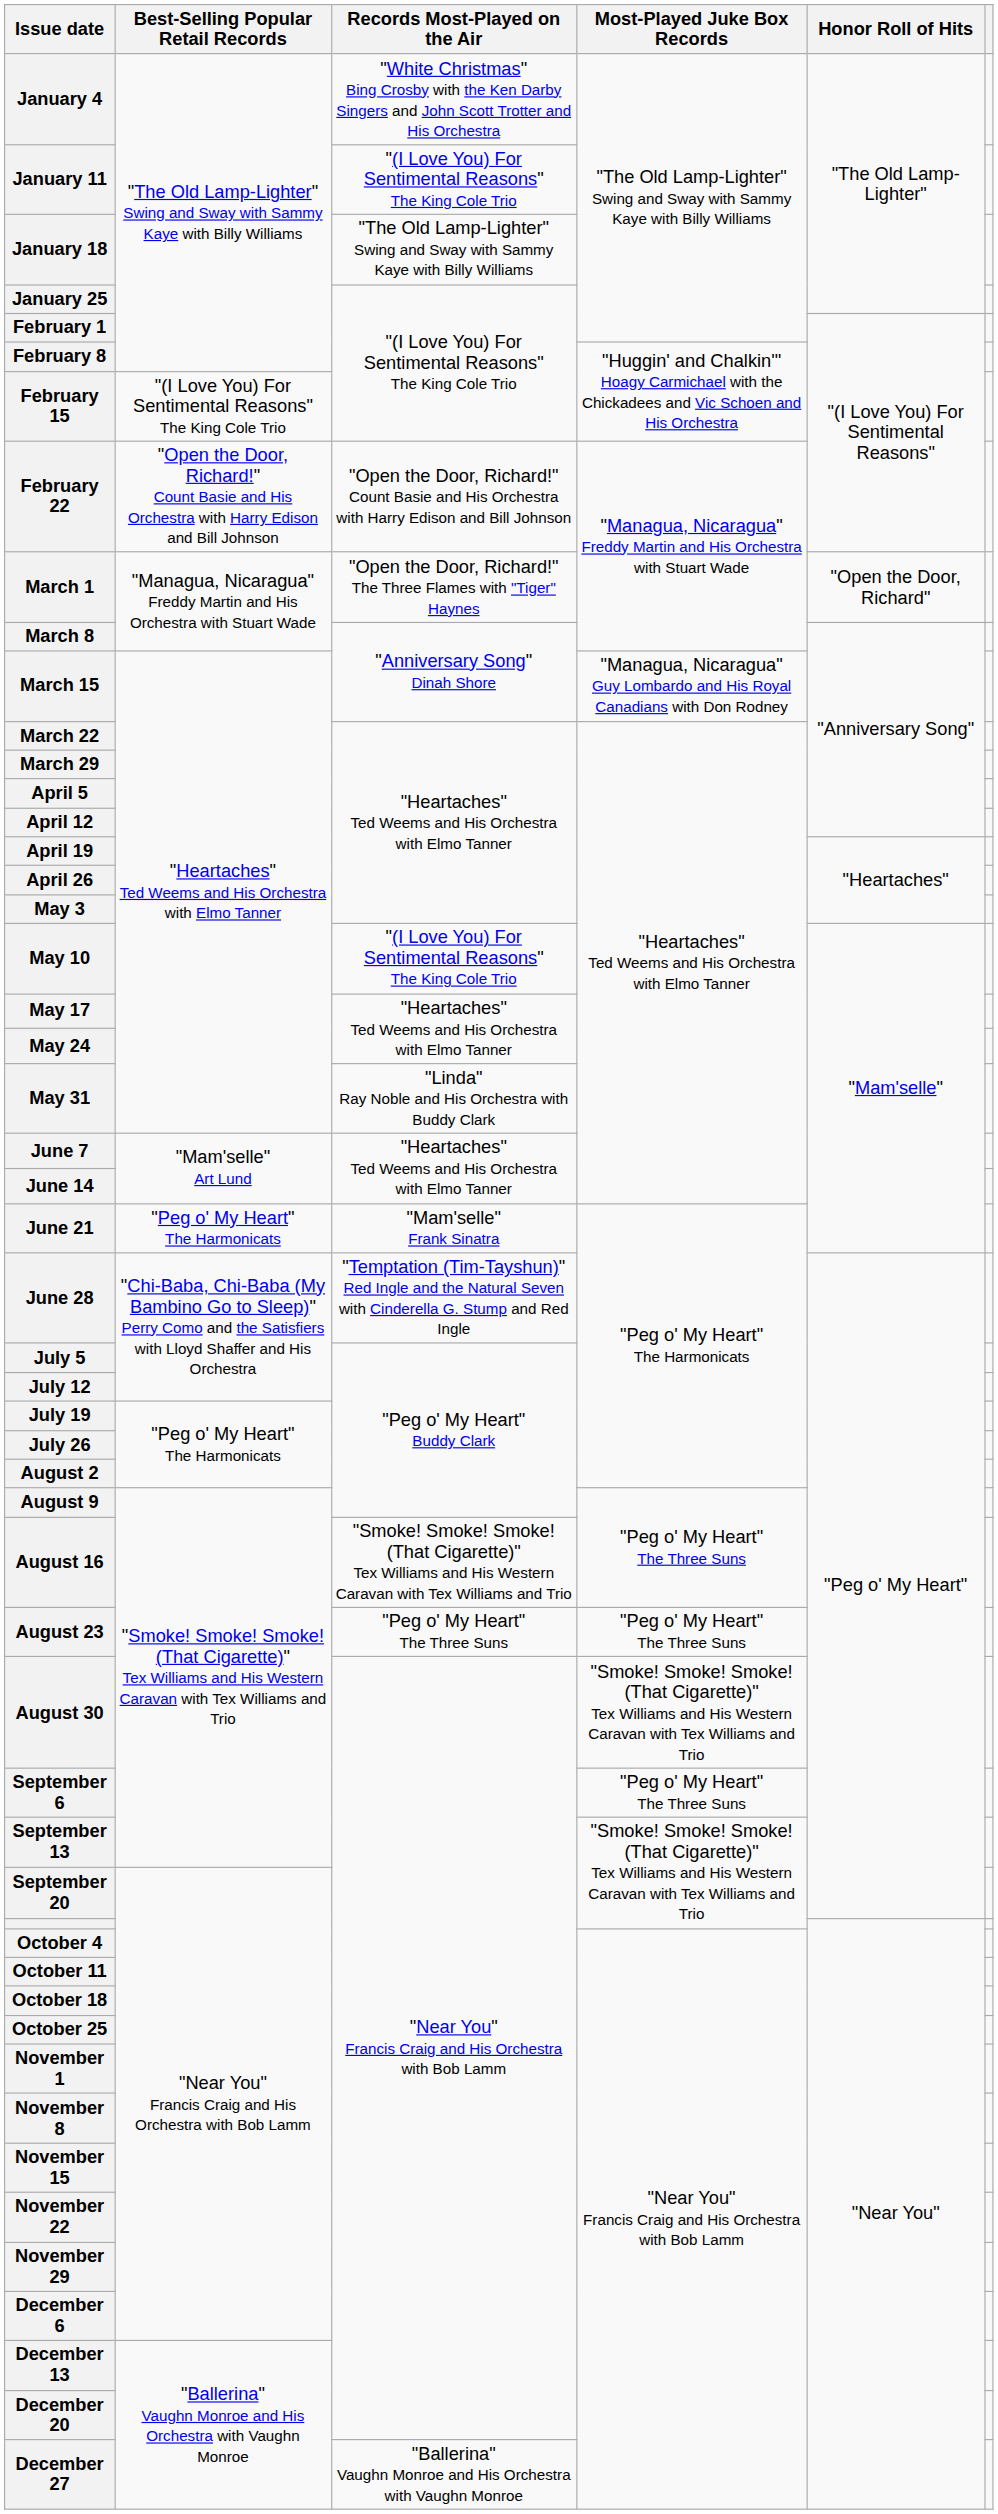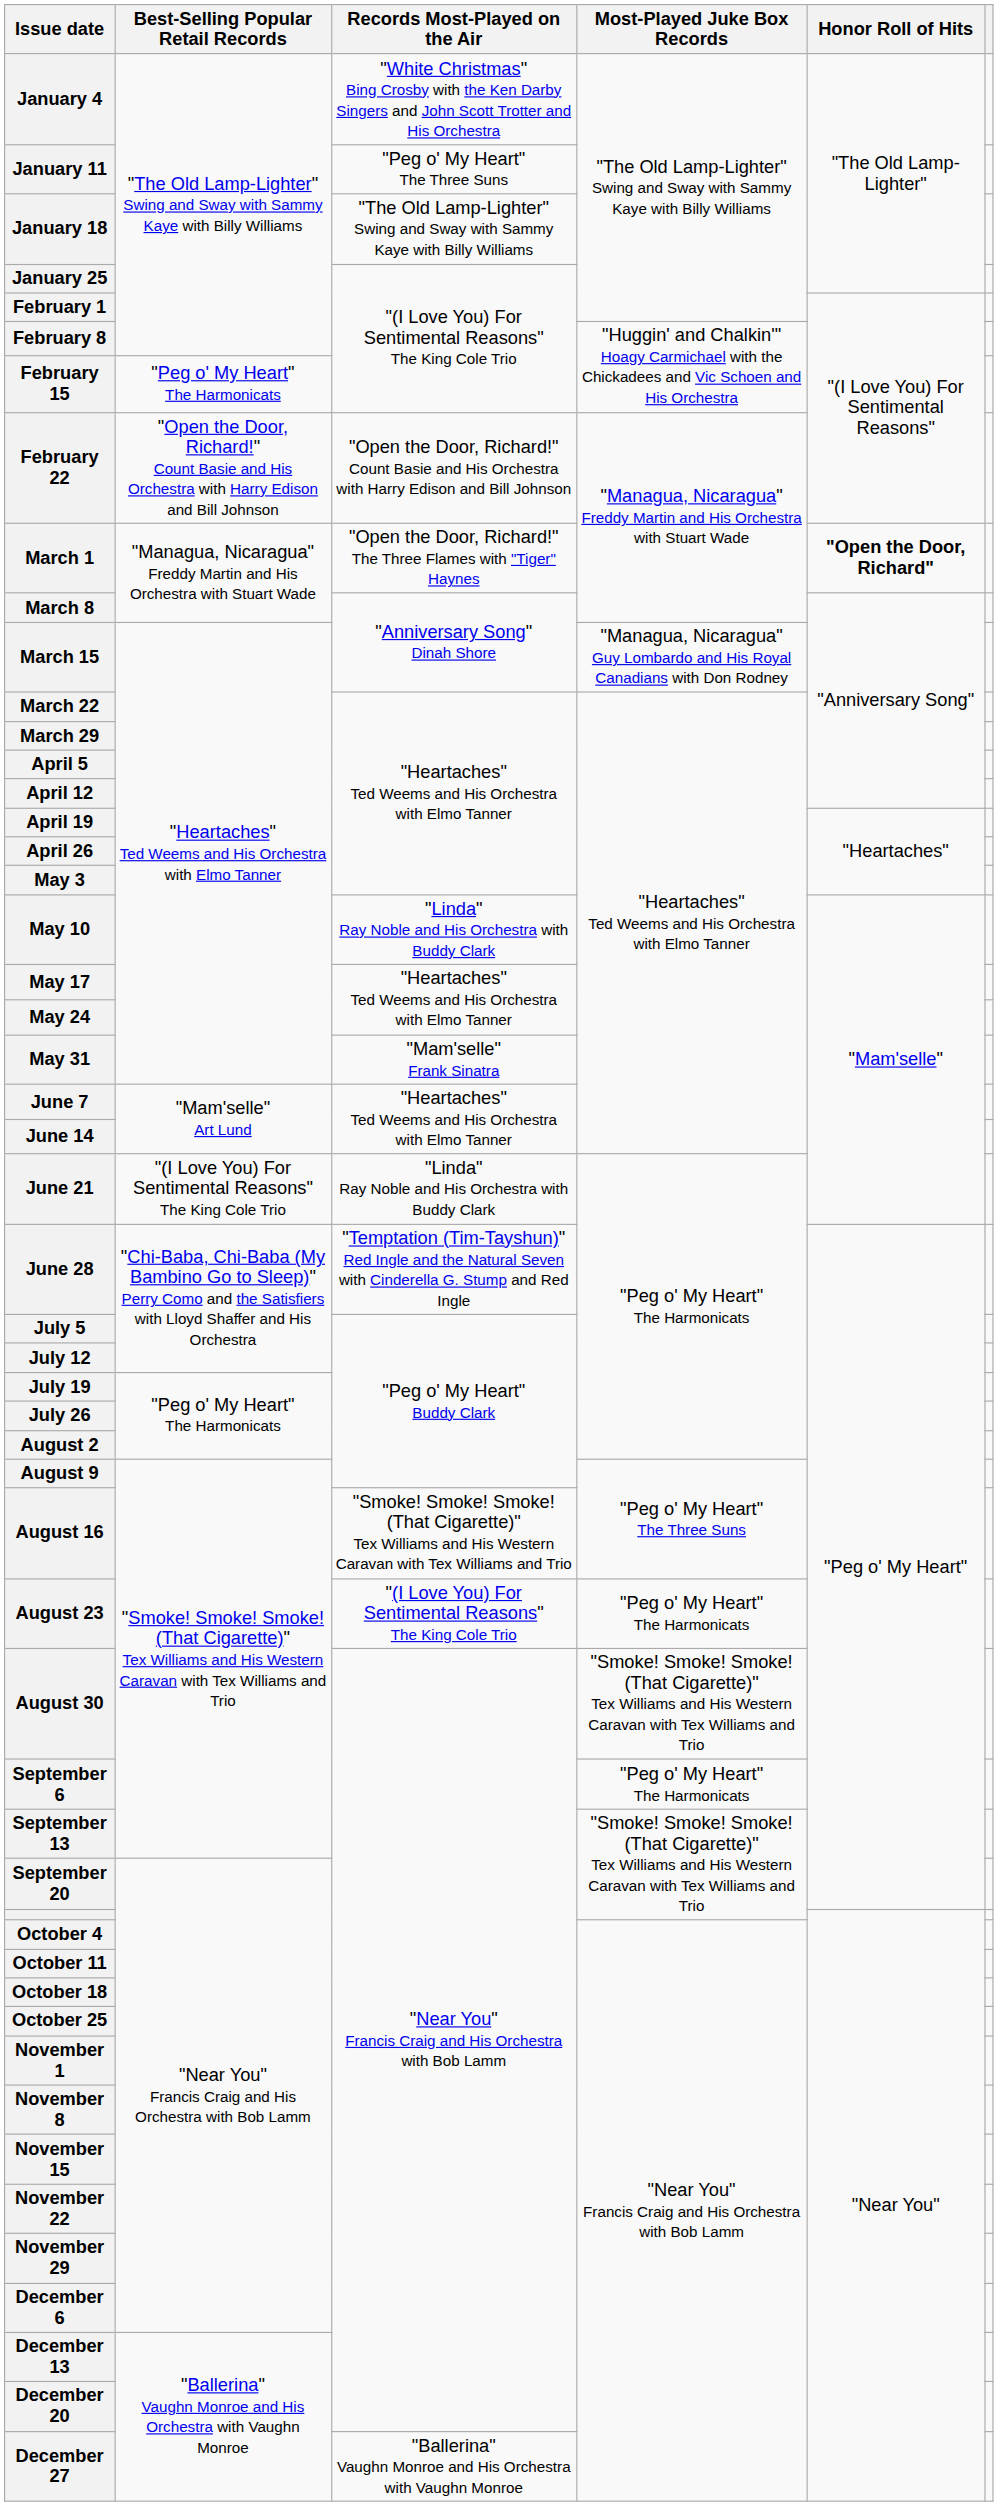(454, 179) "(I Love You) For Sentimental Reasons" The King Cole Trio -> (454, 169) "Peg o' My Heart" The Three Suns
(223, 406) "(I Love You) For Sentimental Reasons" The King Cole Trio -> (223, 383) "Peg o' My Heart" The Harmonicats
(896, 587) normal -> (896, 558) bold
(454, 958) "(I Love You) For Sentimental Reasons" The King Cole Trio -> (454, 929) "Linda" Ray Noble and His Orchestra with Buddy Clark
(454, 1098) "Linda" Ray Noble and His Orchestra with Buddy Clark -> (454, 1059) "Mam'selle" Frank Sinatra
(223, 1228) "Peg o' My Heart" The Harmonicats -> (223, 1188) "(I Love You) For Sentimental Reasons" The King Cole Trio
(454, 1228) "Mam'selle" Frank Sinatra -> (454, 1188) "Linda" Ray Noble and His Orchestra with Buddy Clark
(454, 1632) "Peg o' My Heart" The Three Suns -> (454, 1613) "(I Love You) For Sentimental Reasons" The King Cole Trio
(692, 1632) "Peg o' My Heart" The Three Suns -> (692, 1613) "Peg o' My Heart" The Harmonicats
(692, 1792) "Peg o' My Heart" The Three Suns -> (692, 1784) "Peg o' My Heart" The Harmonicats
